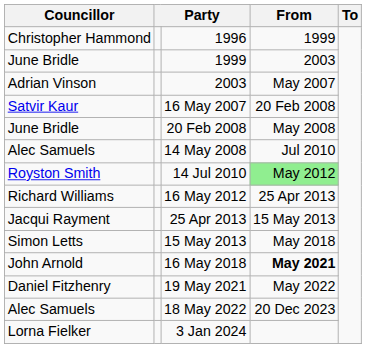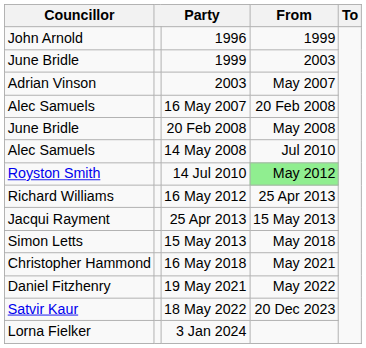(79, 38) Christopher Hammond -> (45, 38) John Arnold
(43, 106) Satvir Kaur -> (51, 106) Alec Samuels
(45, 264) John Arnold -> (79, 264) Christopher Hammond
(304, 264) bold -> (304, 264) normal
(51, 309) Alec Samuels -> (43, 309) Satvir Kaur
